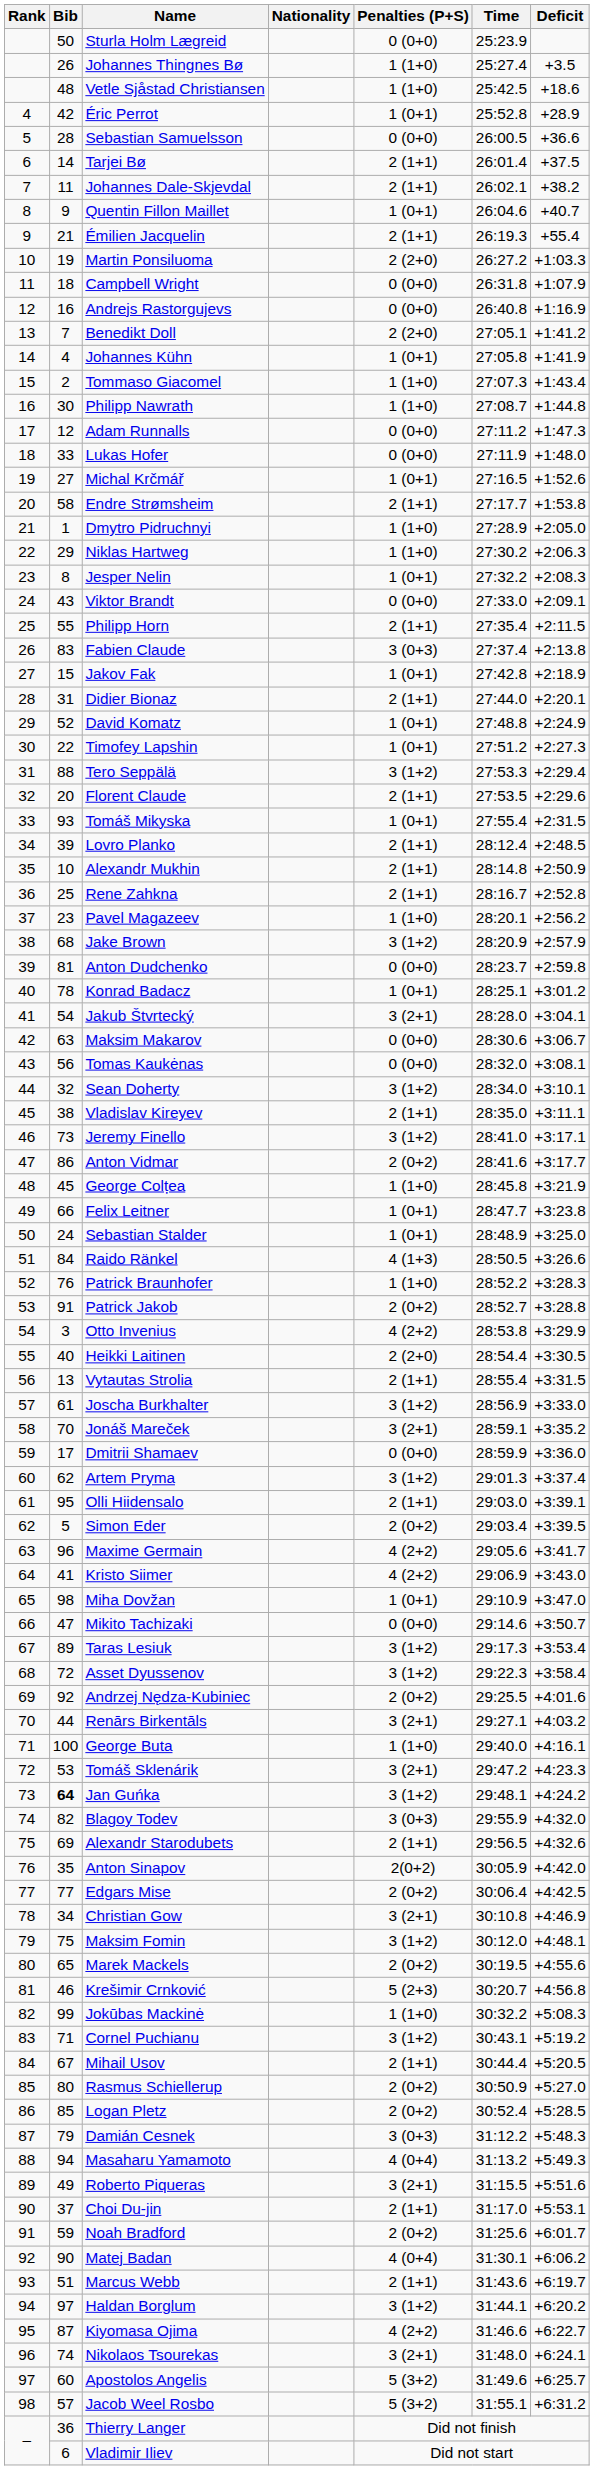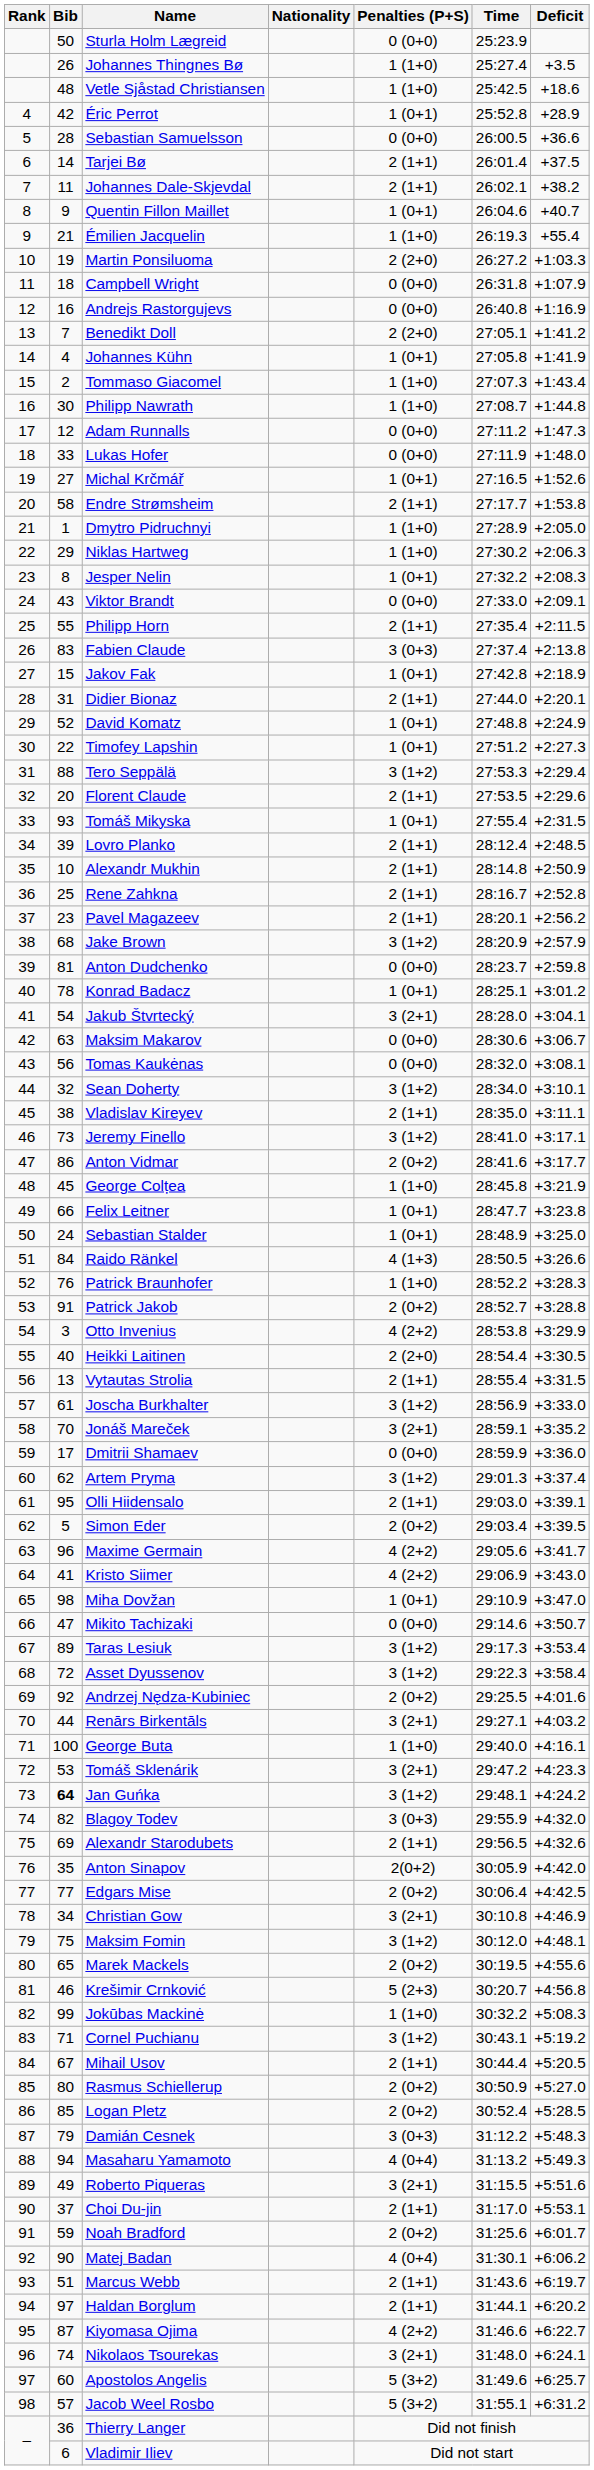(413, 235) 2 (1+1) -> (413, 235) 1 (1+0)
(413, 917) 1 (1+0) -> (413, 917) 2 (1+1)
(413, 2306) 3 (1+2) -> (413, 2306) 2 (1+1)
